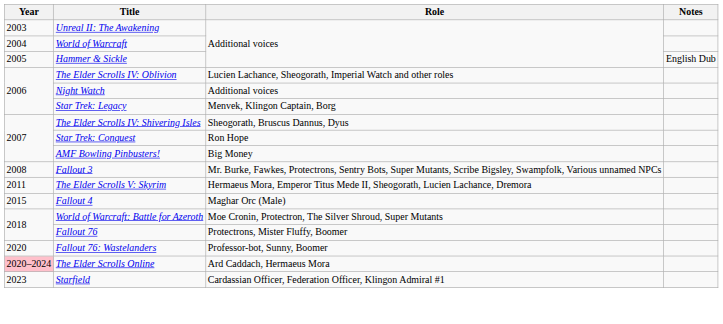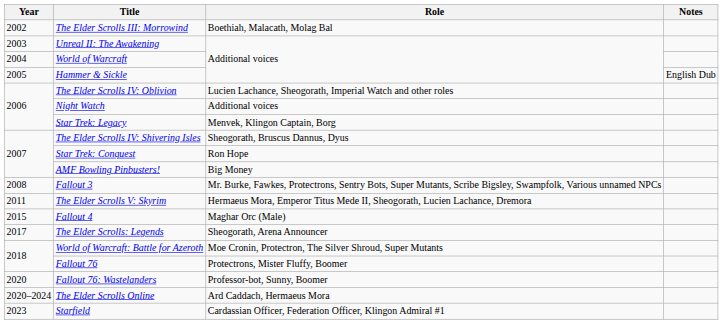+ row: (122, 28)
+ row: (110, 232)
(29, 264) pink background -> (29, 295) no background
